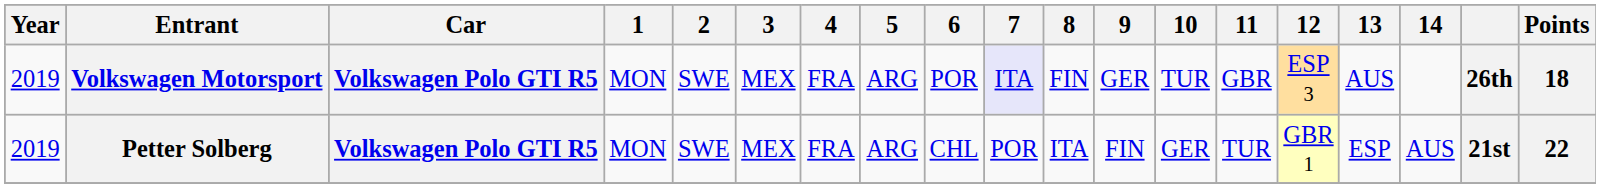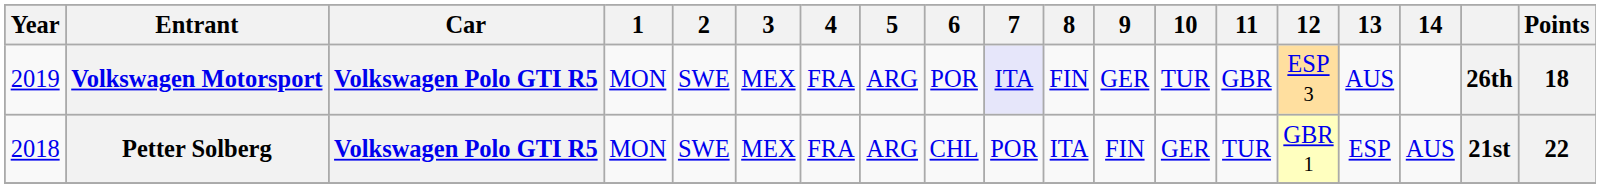(35, 148) 2019 -> (35, 148) 2018
